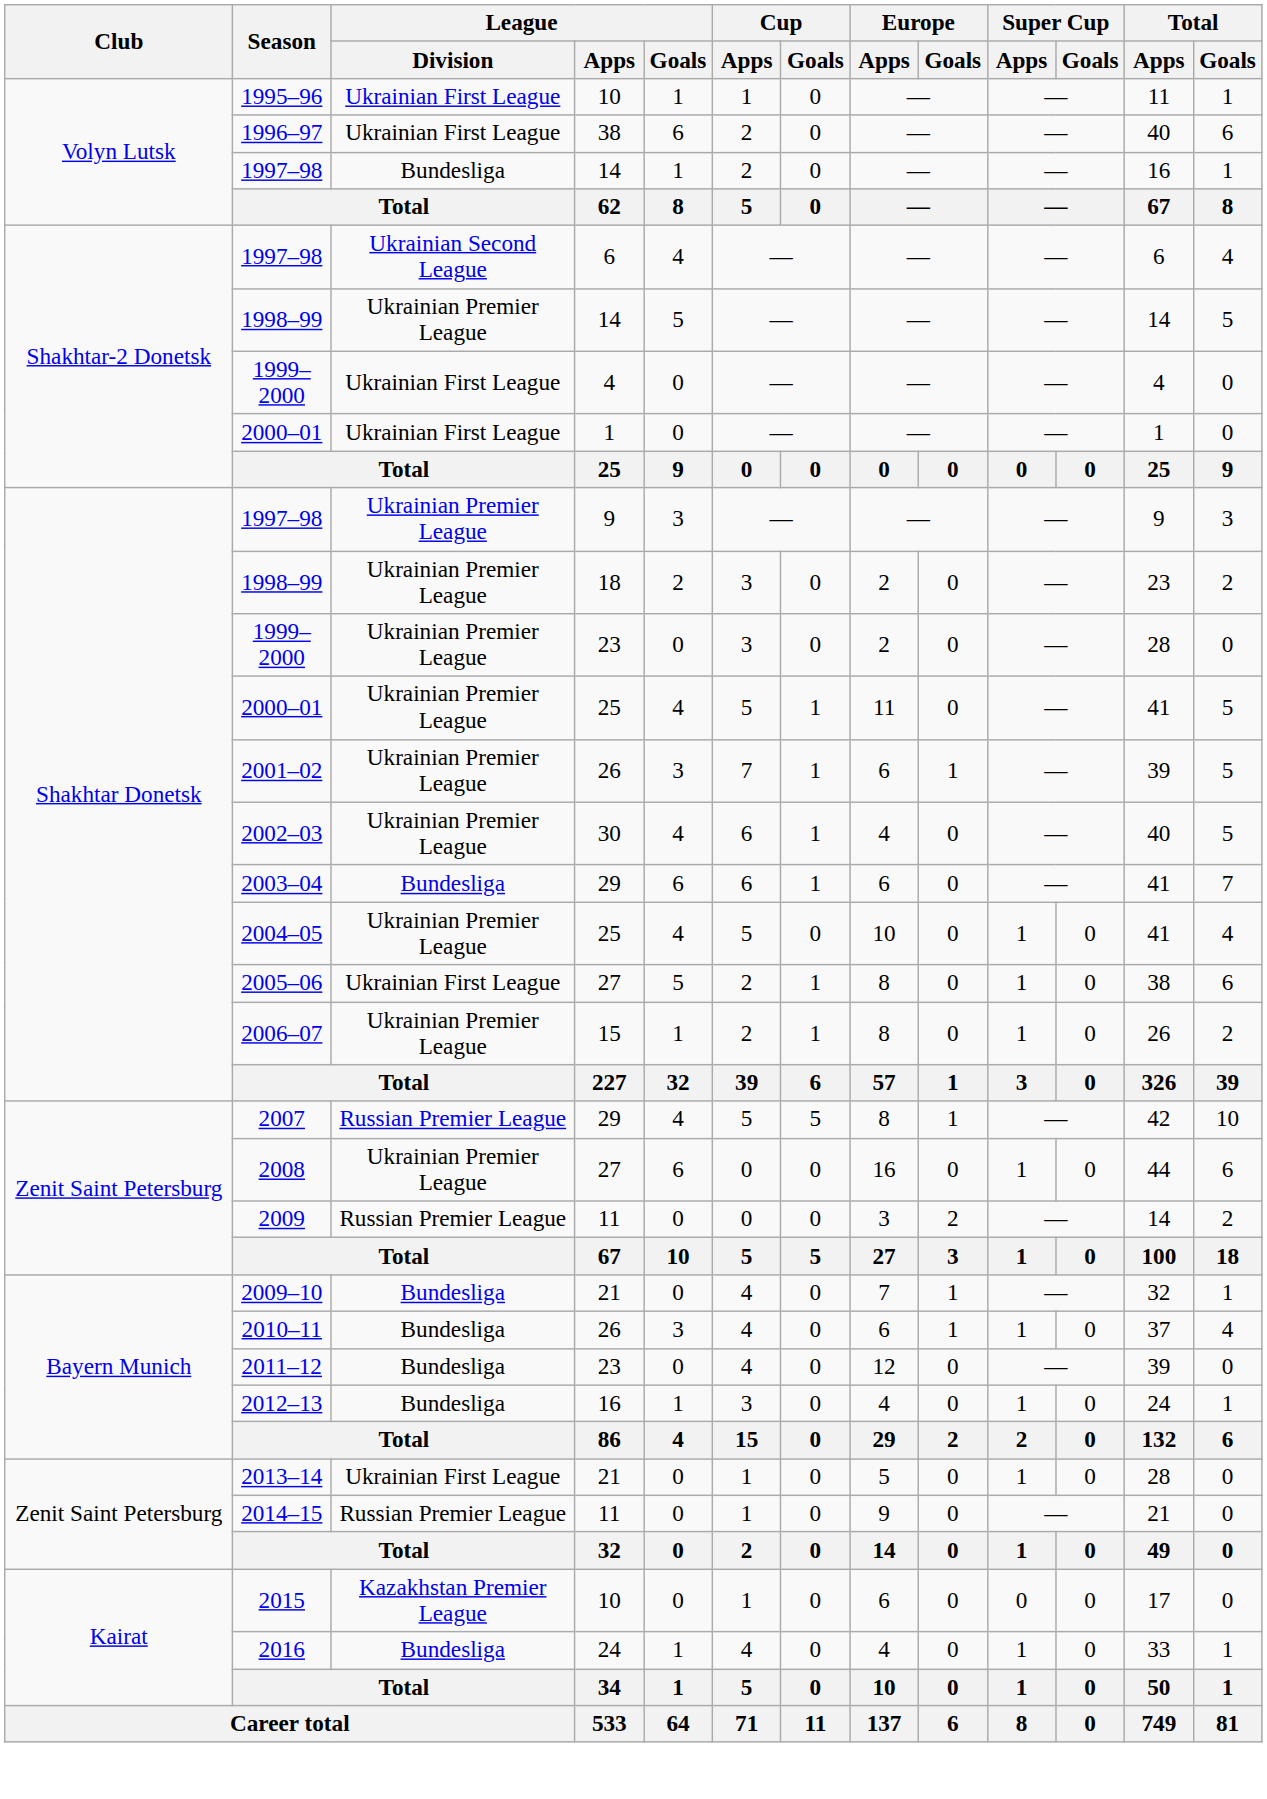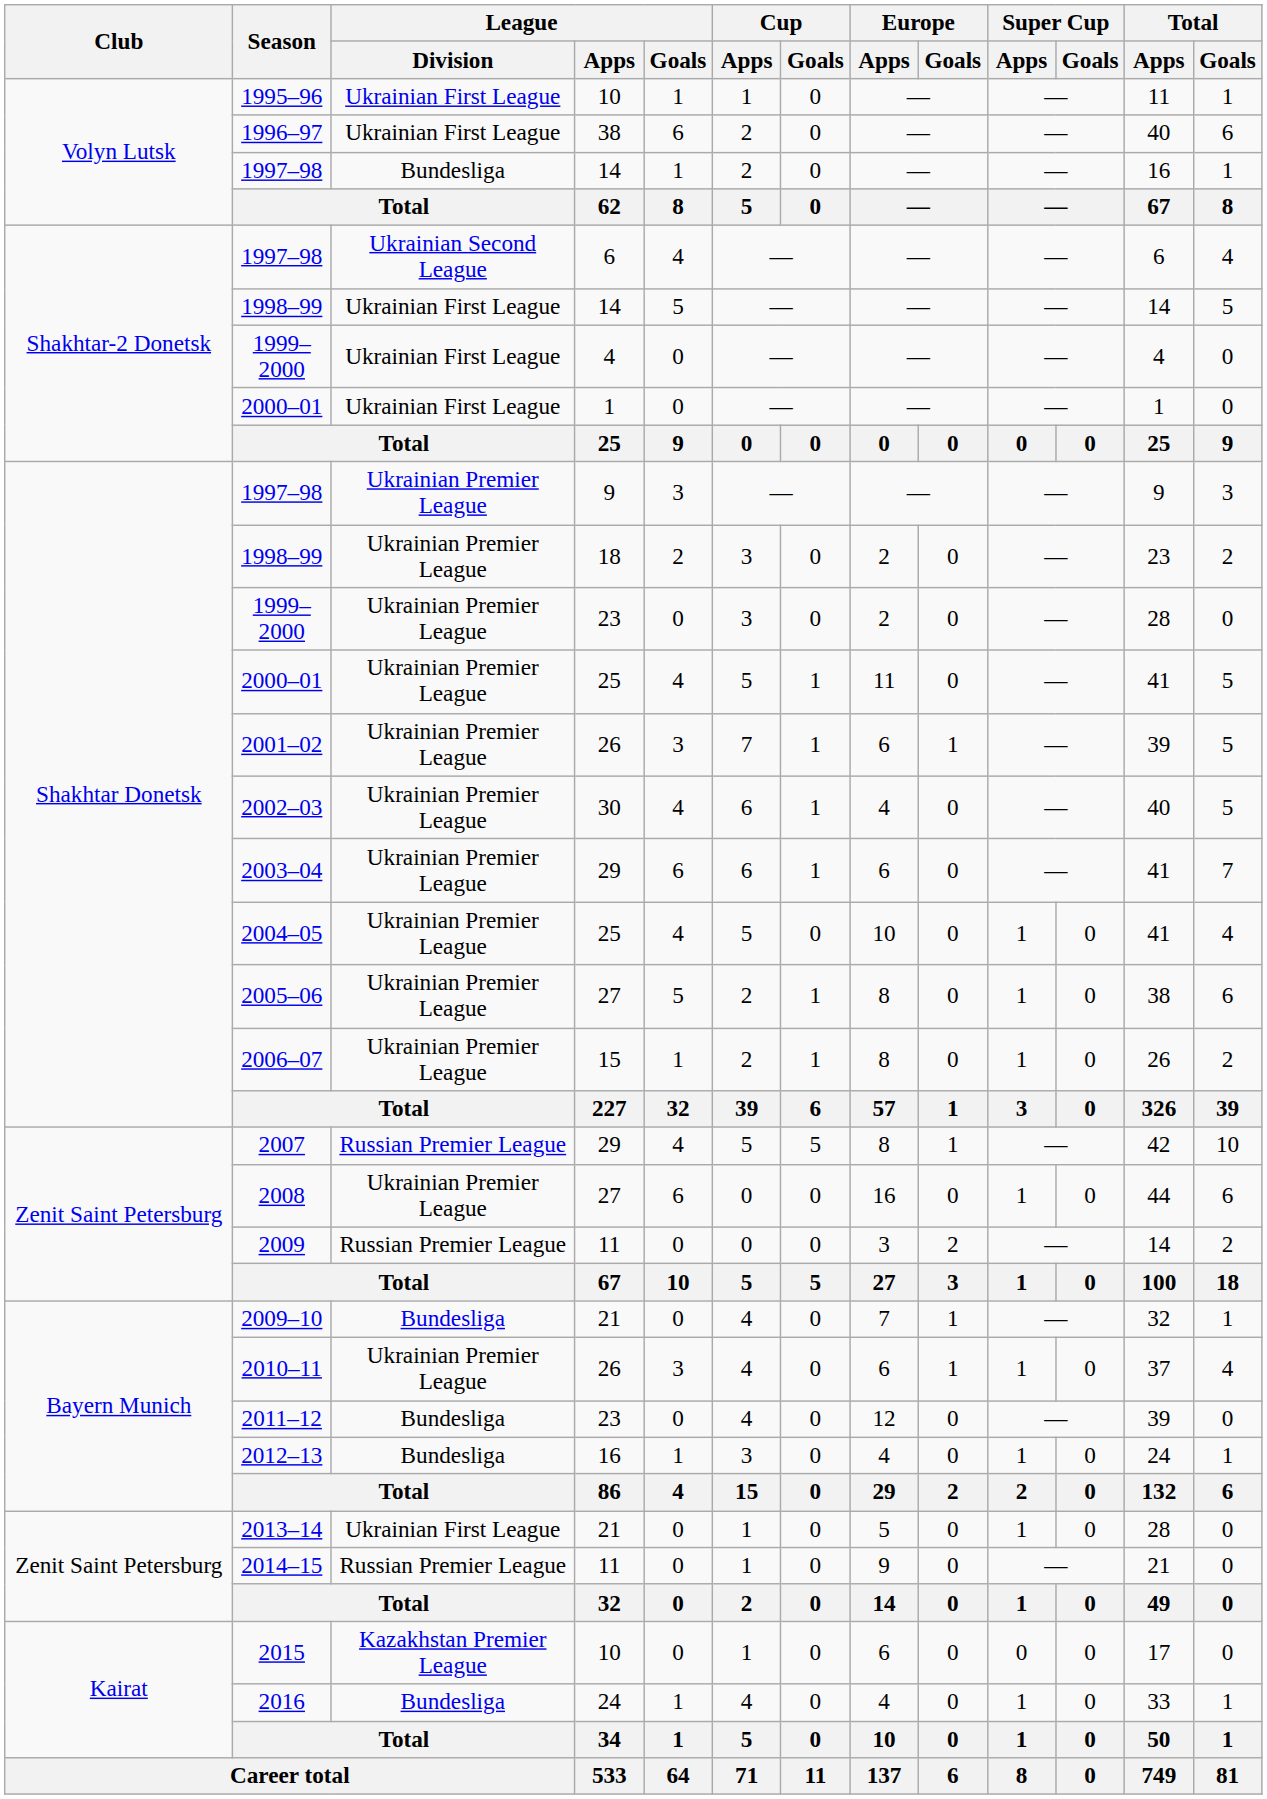(453, 319) Ukrainian Premier League -> (453, 306) Ukrainian First League
(453, 883) Bundesliga -> (453, 870) Ukrainian Premier League
(453, 982) Ukrainian First League -> (453, 996) Ukrainian Premier League
(453, 1329) Bundesliga -> (453, 1368) Ukrainian Premier League
